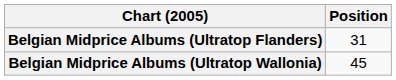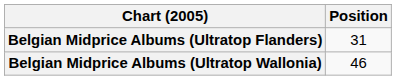(359, 63) 45 -> (359, 63) 46
